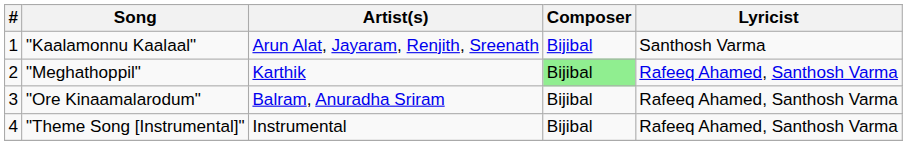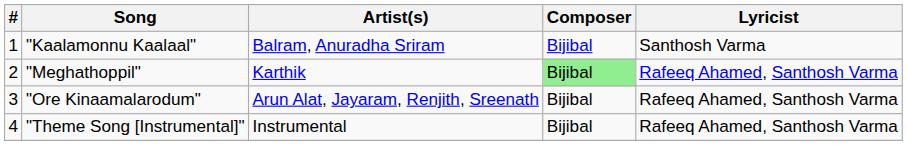(396, 45) Arun Alat, Jayaram, Renjith, Sreenath -> (349, 45) Balram, Anuradha Sriram
(349, 99) Balram, Anuradha Sriram -> (396, 99) Arun Alat, Jayaram, Renjith, Sreenath
